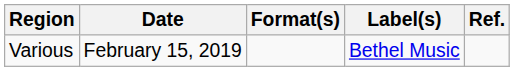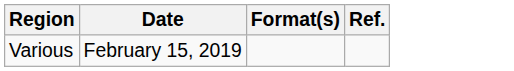- column: (404, 19)
